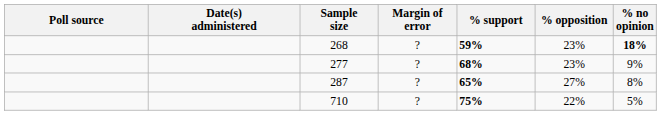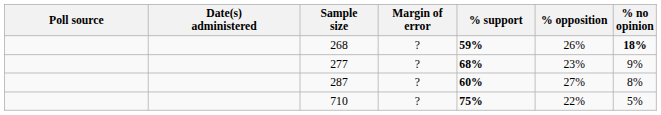(574, 45) 23% -> (574, 45) 26%
(471, 82) 65% -> (471, 82) 60%
